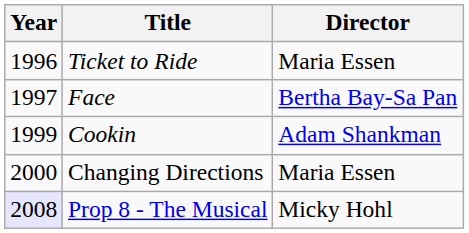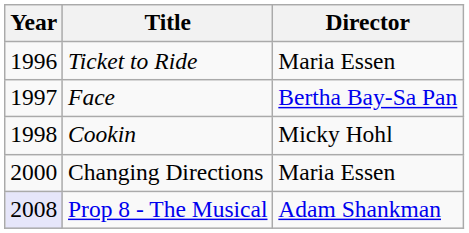(34, 135) 1999 -> (34, 135) 1998
(360, 135) Adam Shankman -> (336, 135) Micky Hohl
(336, 209) Micky Hohl -> (360, 209) Adam Shankman
